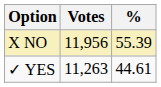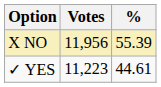(86, 69) 11,263 -> (86, 69) 11,223
